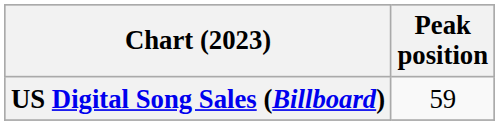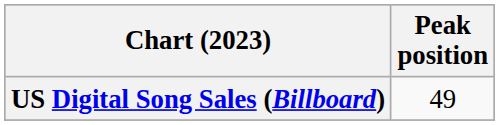(443, 98) 59 -> (443, 98) 49
